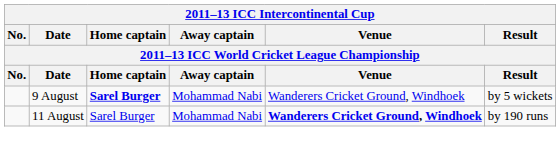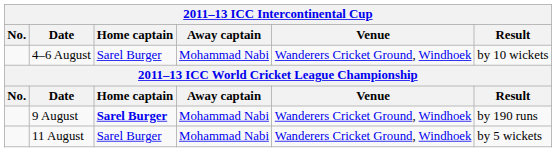+ row: (61, 55)
(520, 95) by 5 wickets -> (508, 116) by 190 runs
(375, 116) bold -> (373, 136) normal
(518, 116) by 190 runs -> (510, 136) by 5 wickets
